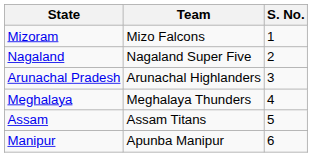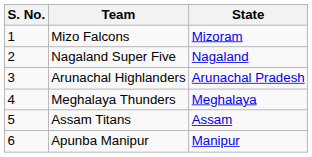columns swapped: (286, 15) <-> (64, 15)
